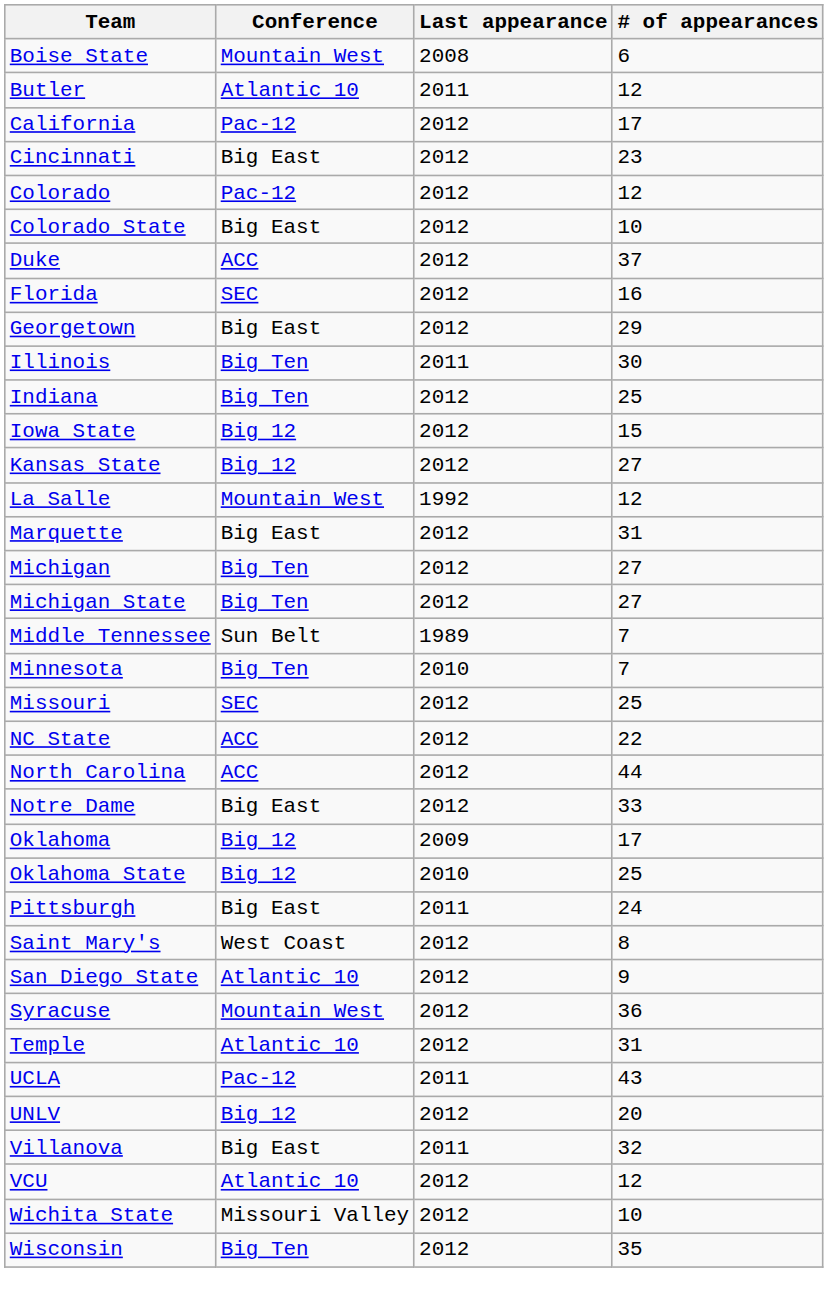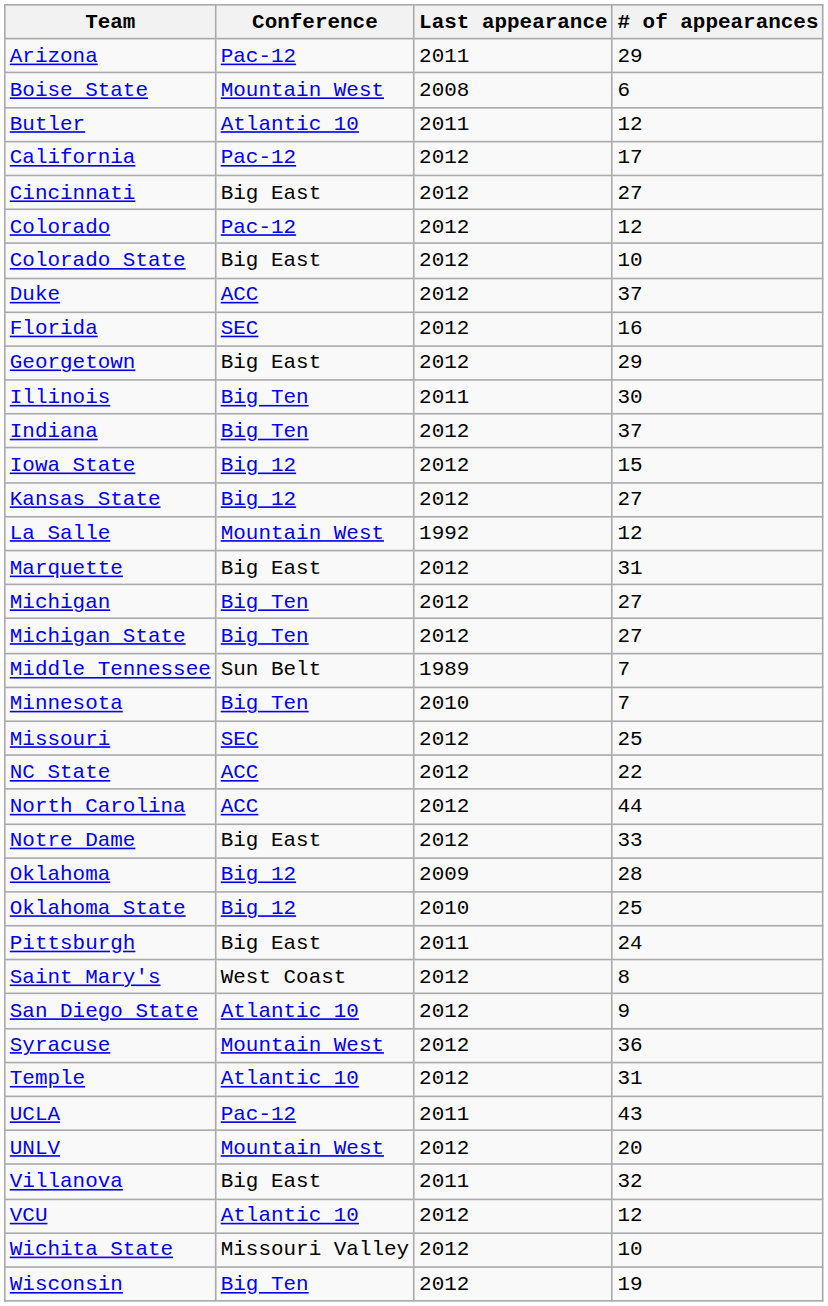+ row: (54, 56)
(630, 158) 23 -> (630, 192) 27
(630, 397) 25 -> (630, 431) 37
(630, 841) 17 -> (630, 875) 28
(258, 1113) Big 12 -> (302, 1148) Mountain West
(630, 1250) 35 -> (630, 1284) 19
